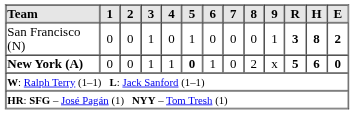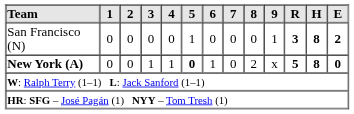(151, 38) 1 -> (151, 38) 0
(317, 64) 6 -> (317, 64) 8
